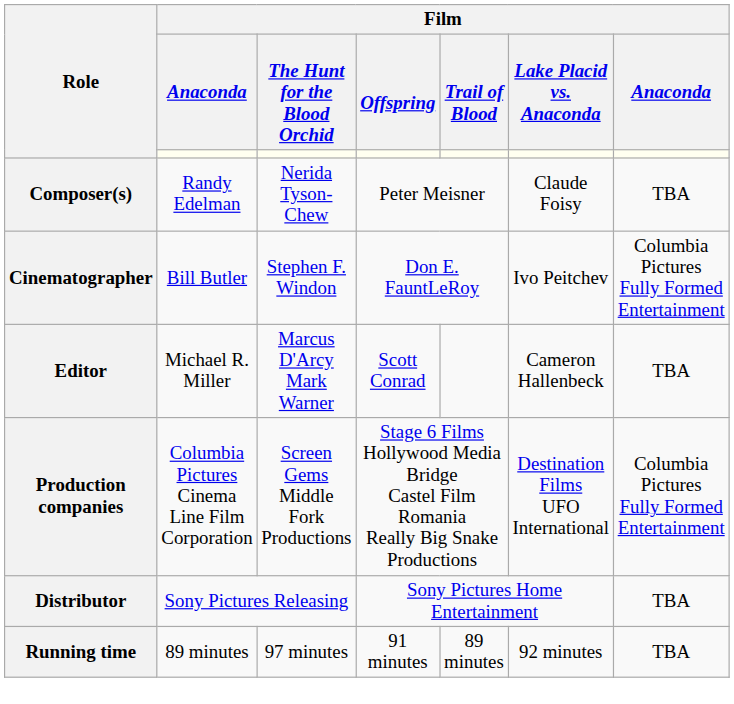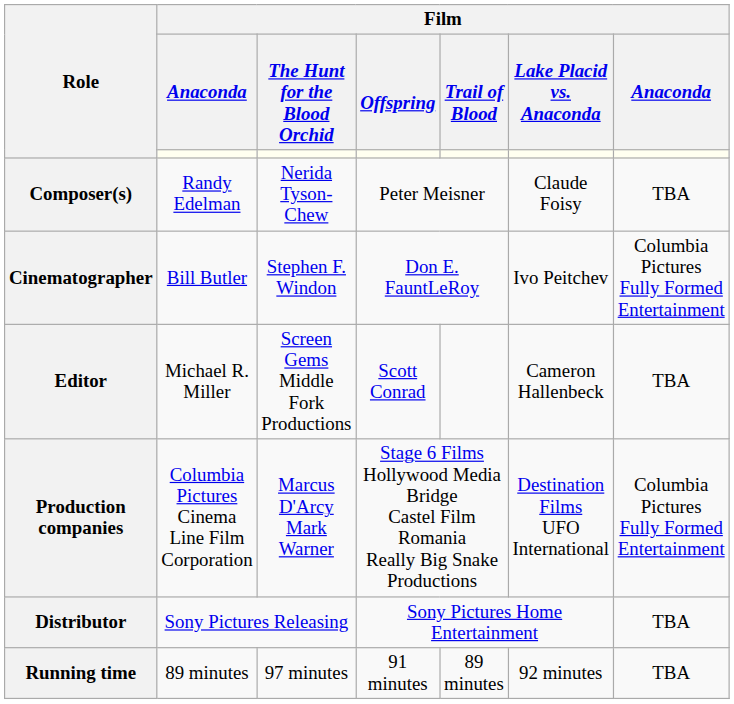(306, 370) Marcus D'Arcy Mark Warner -> (306, 381) Screen Gems Middle Fork Productions
(306, 496) Screen Gems Middle Fork Productions -> (306, 517) Marcus D'Arcy Mark Warner
